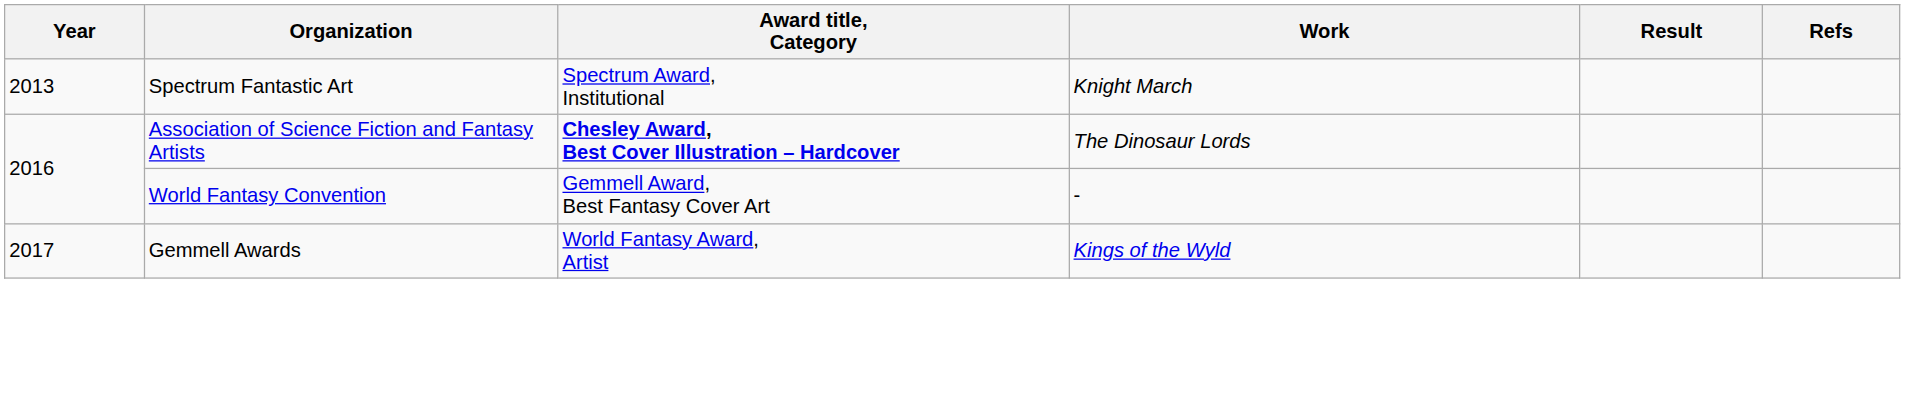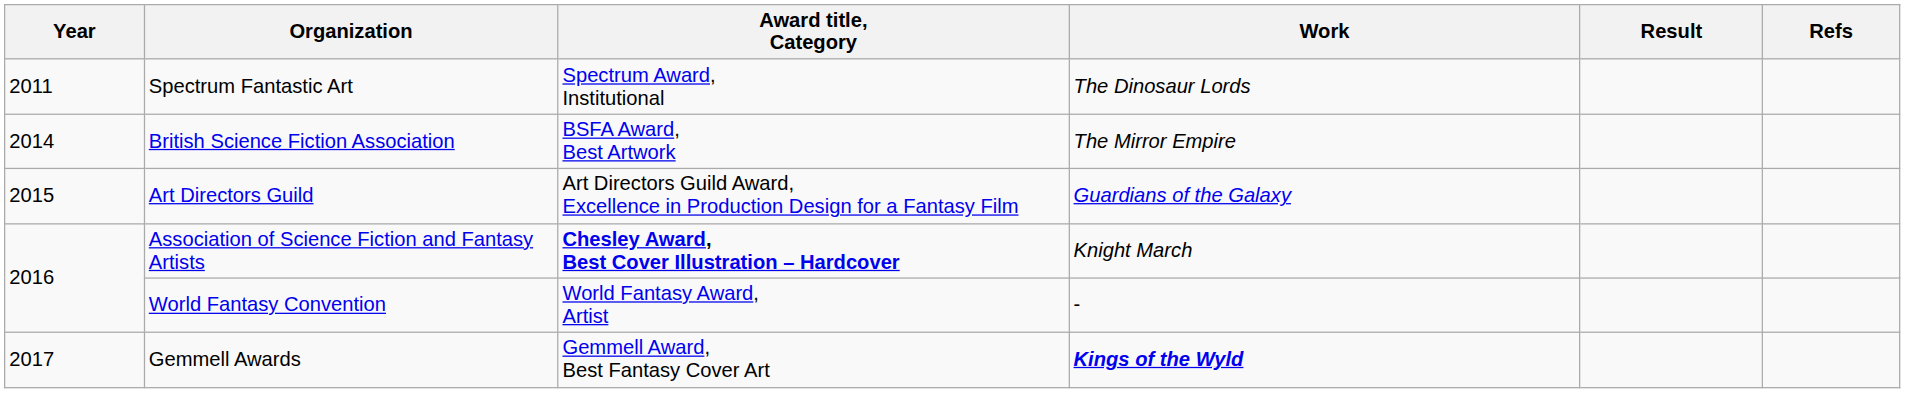(32, 86) 2013 -> (31, 86) 2011
(1133, 86) Knight March -> (1162, 86) The Dinosaur Lords
+ row: (302, 141)
+ row: (231, 195)
(1162, 141) The Dinosaur Lords -> (1133, 250) Knight March
(666, 195) Gemmell Award, Best Fantasy Cover Art -> (661, 305) World Fantasy Award, Artist
(661, 250) World Fantasy Award, Artist -> (666, 359) Gemmell Award, Best Fantasy Cover Art
(1152, 250) normal -> (1158, 359) bold
